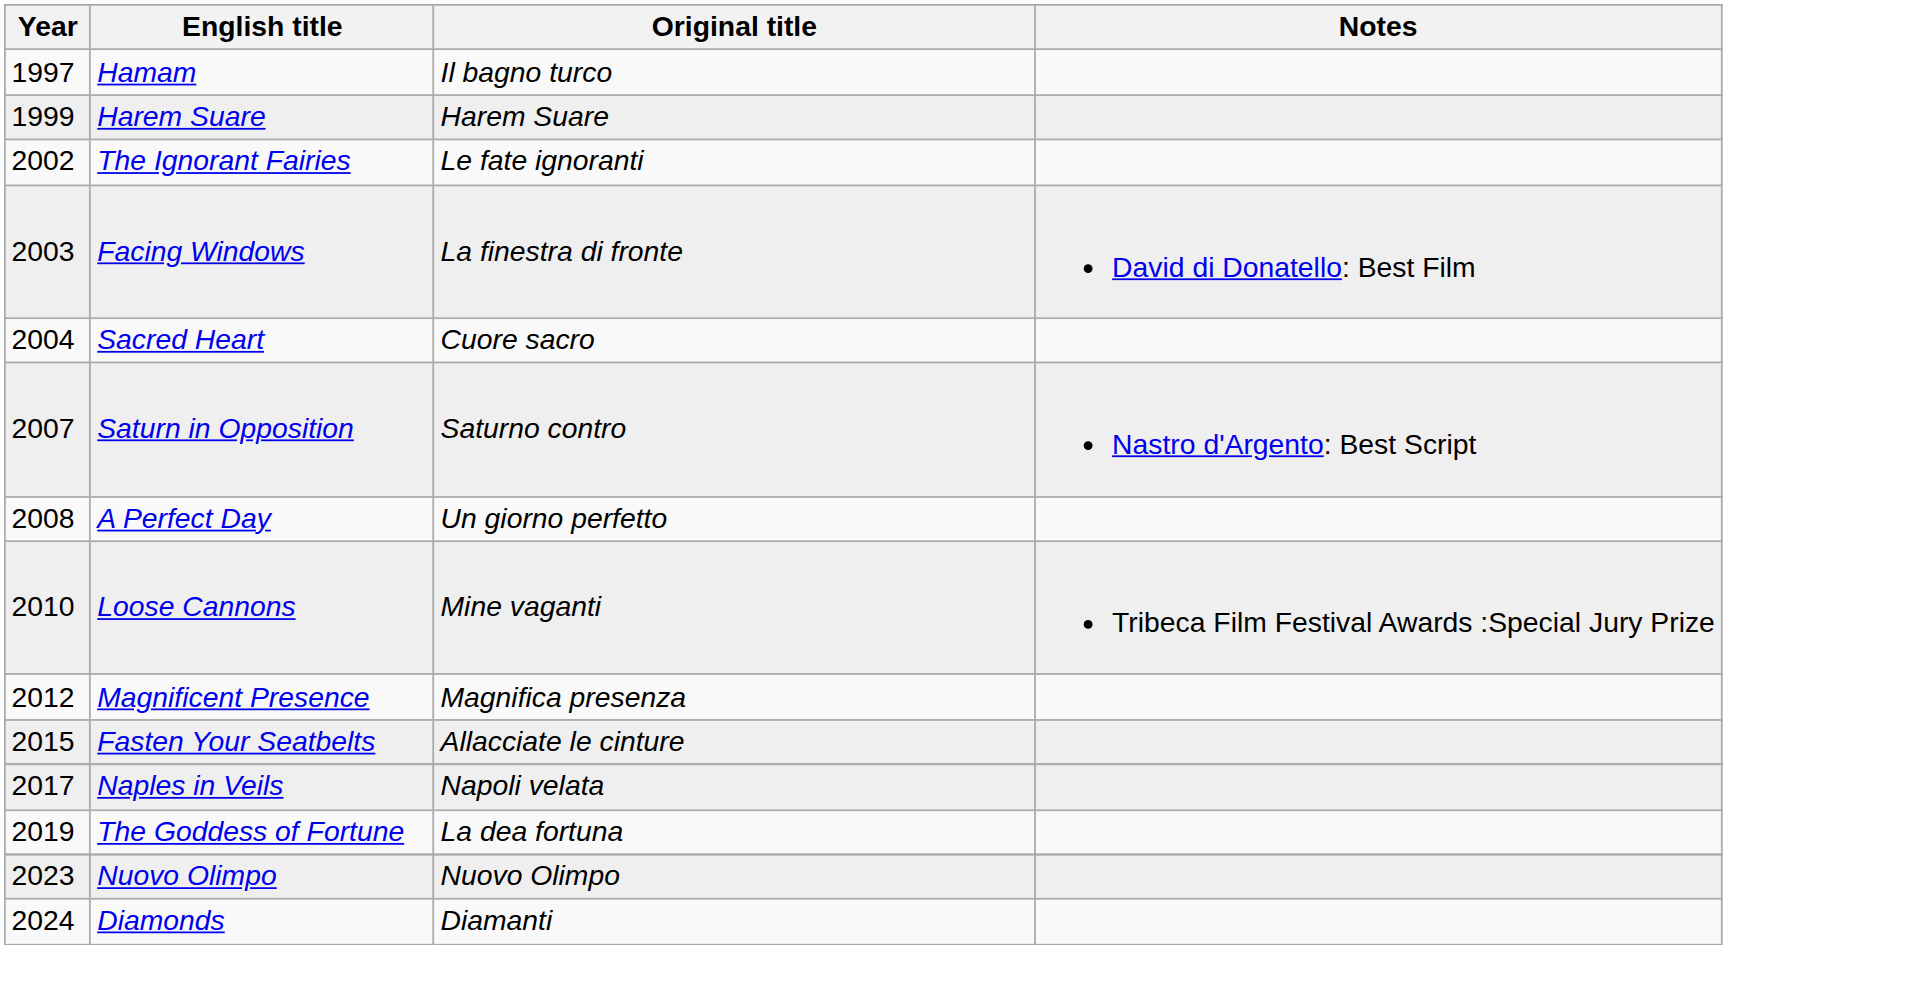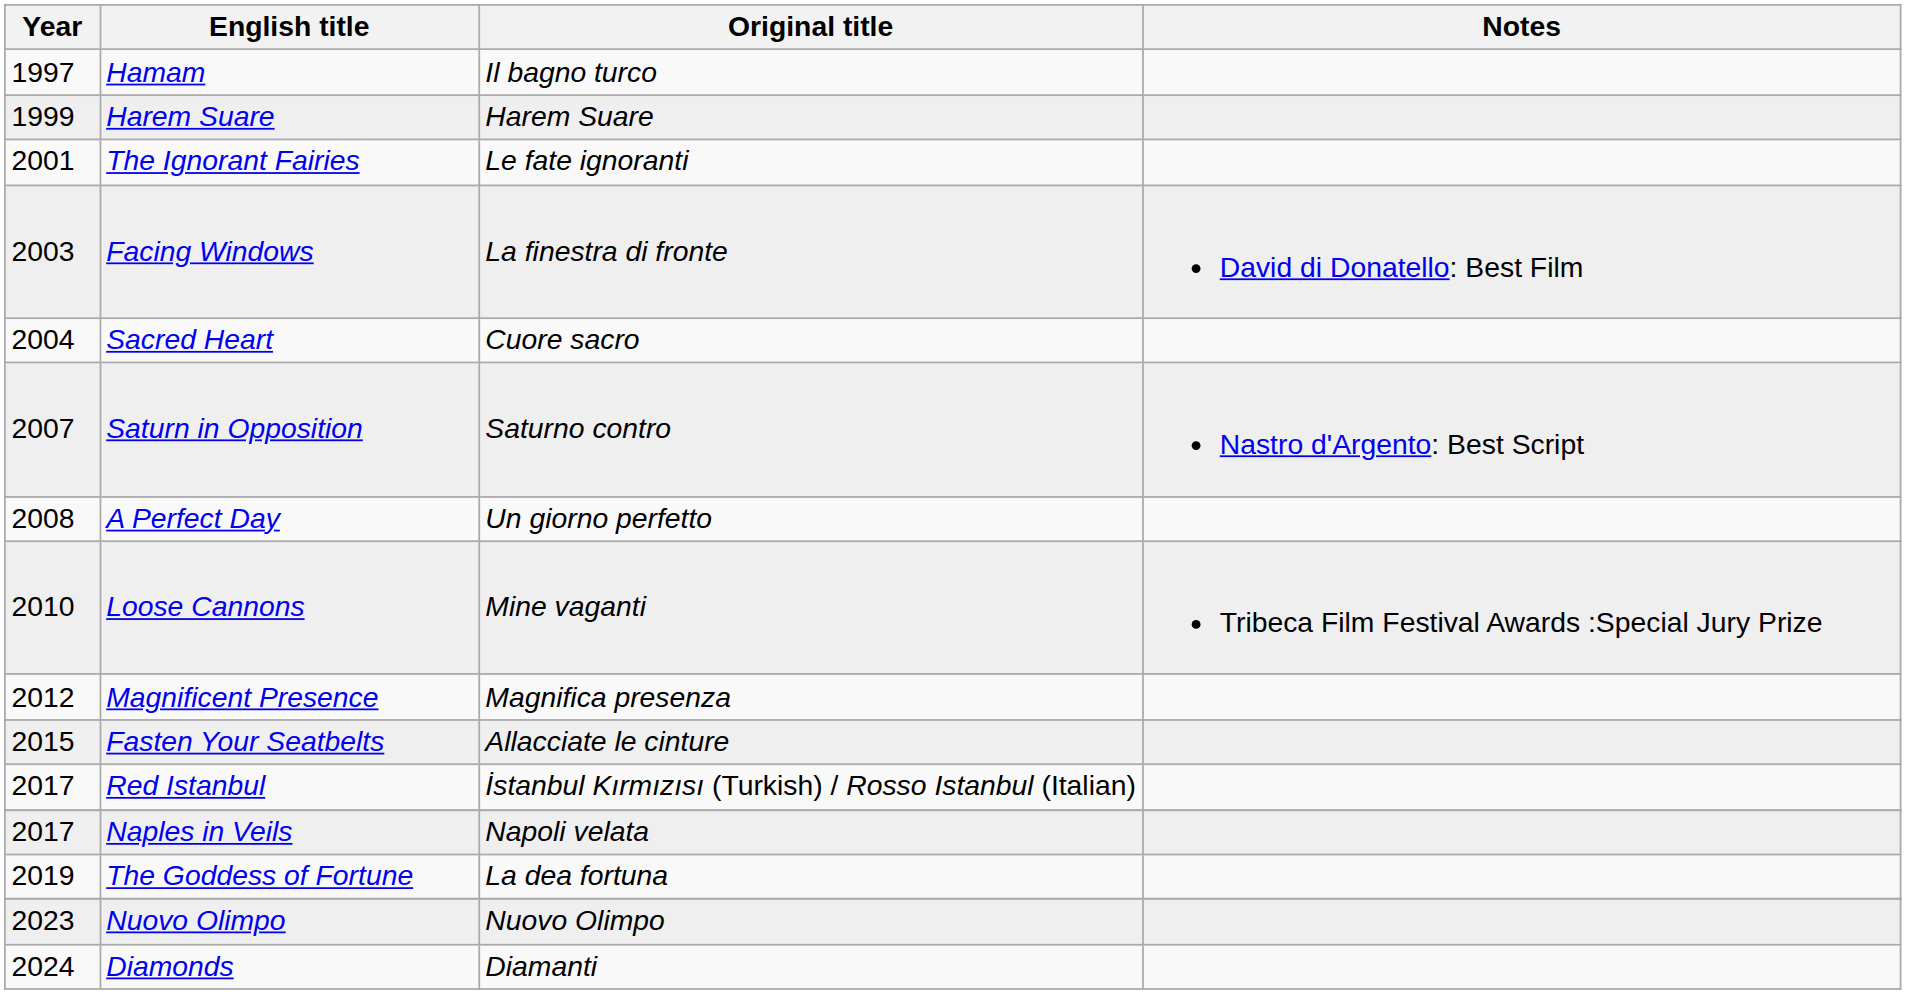(43, 161) 2002 -> (43, 161) 2001
+ row: (186, 786)
